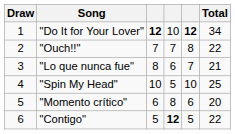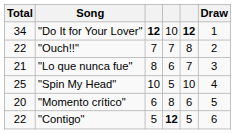columns swapped: (21, 13) <-> (215, 13)
